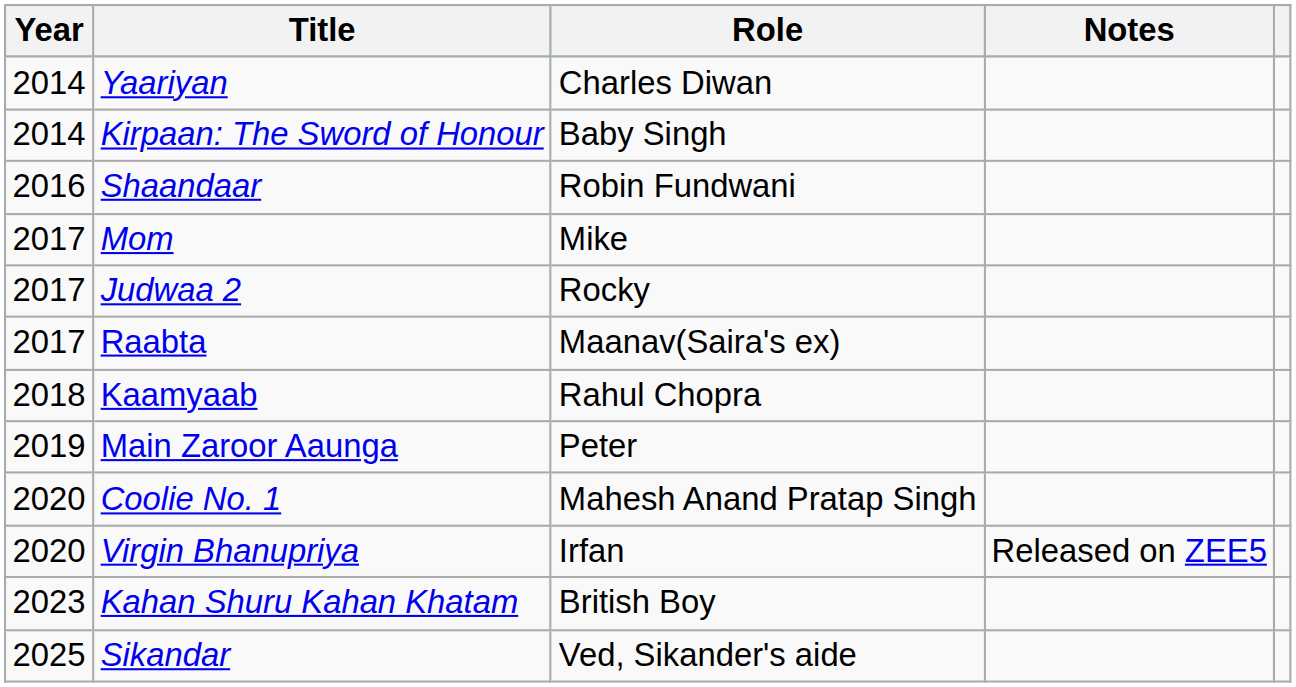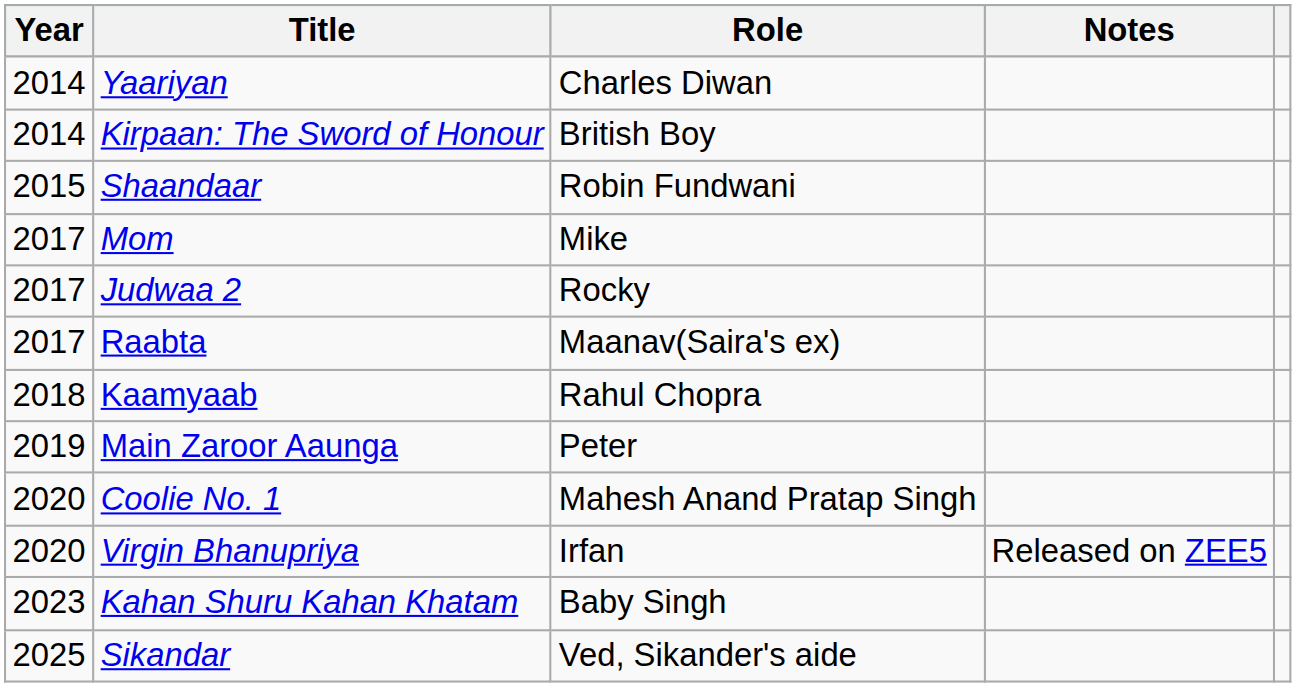(643, 134) Baby Singh -> (637, 134) British Boy
(49, 186) 2016 -> (49, 186) 2015
(637, 602) British Boy -> (643, 602) Baby Singh
